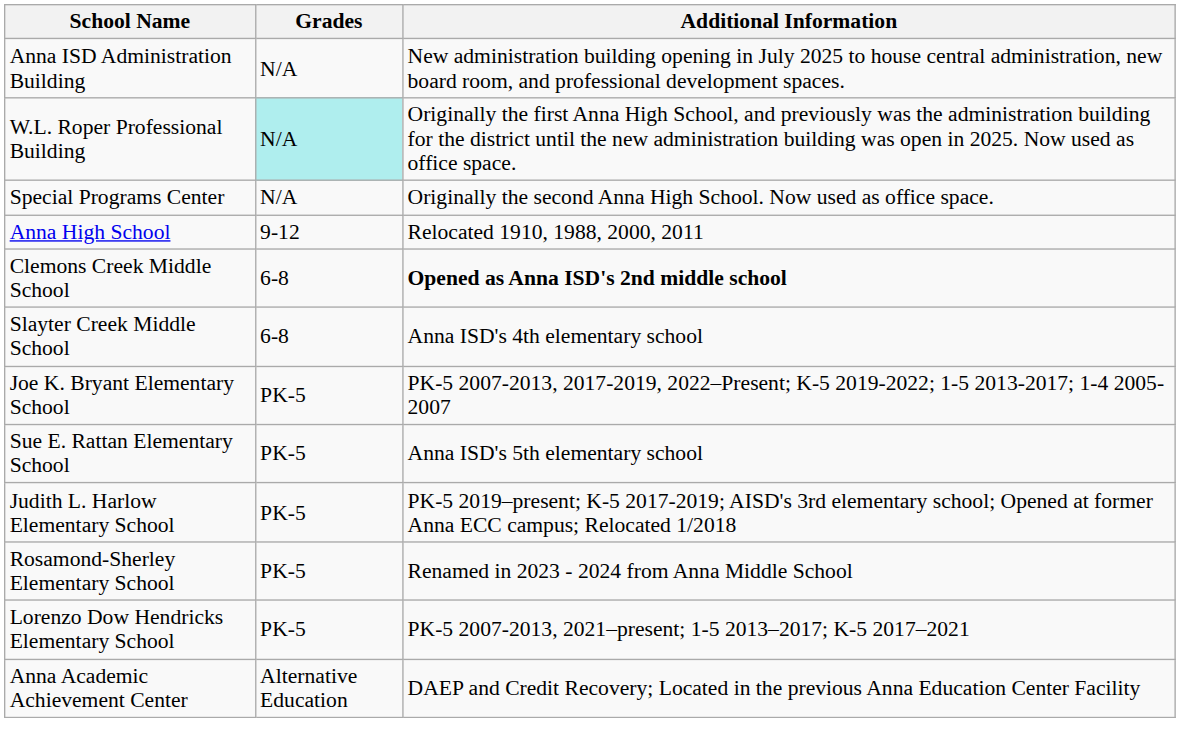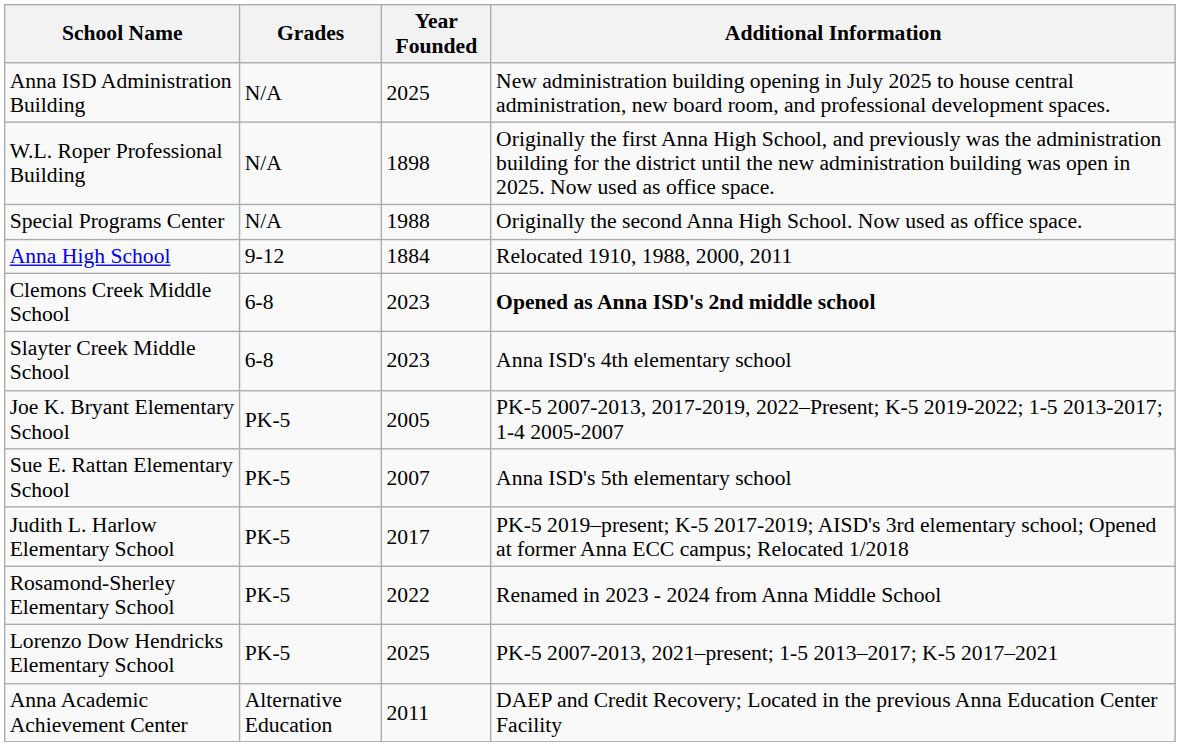+ column: (436, 33)
(279, 138) paleturquoise background -> (263, 163) no background
